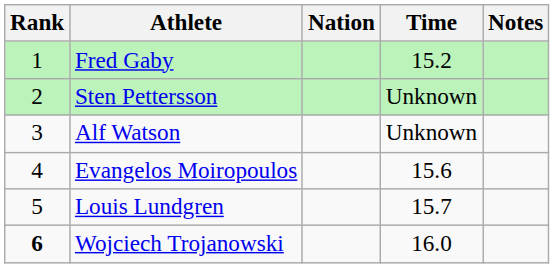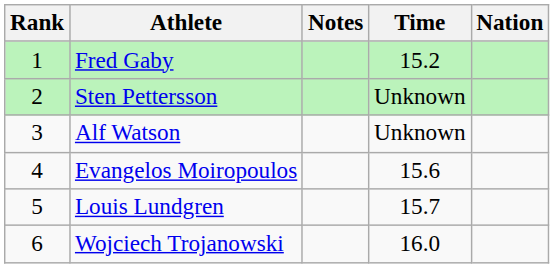columns swapped: (341, 22) <-> (516, 22)
(37, 243) bold -> (37, 243) normal
